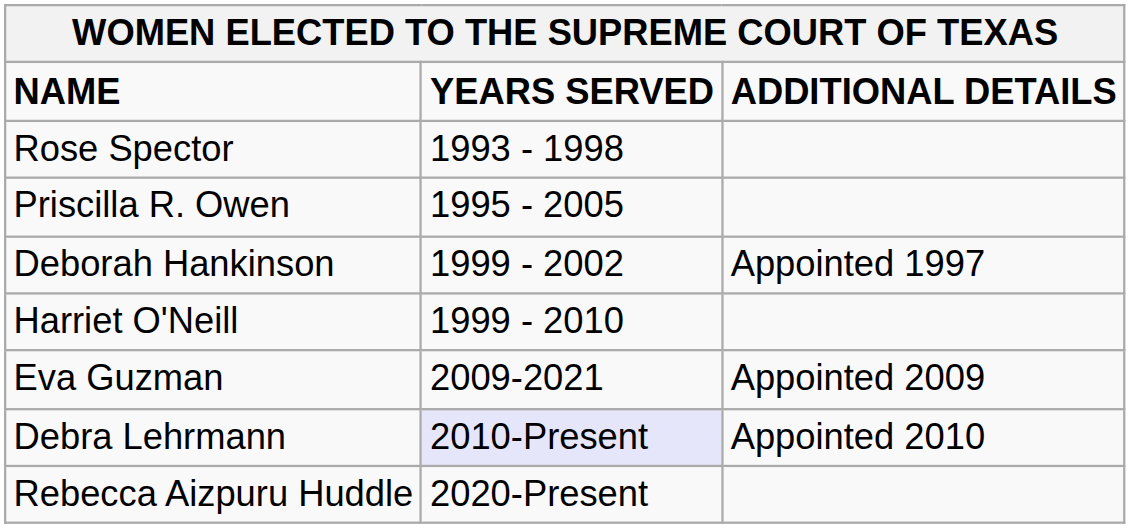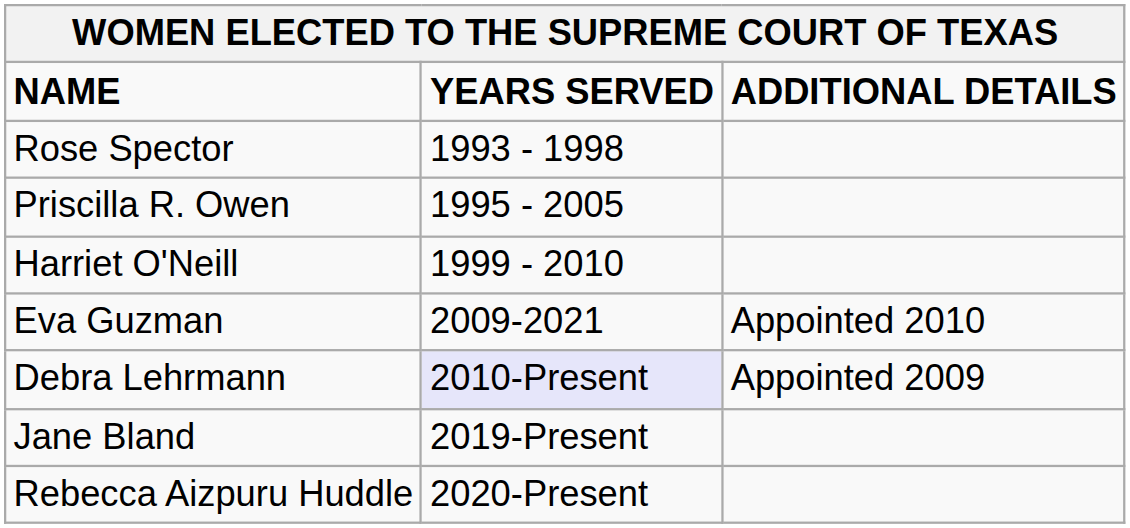- row: (174, 263)
(858, 378) Appointed 2009 -> (858, 321) Appointed 2010
(858, 436) Appointed 2010 -> (858, 378) Appointed 2009
+ row: (104, 436)
